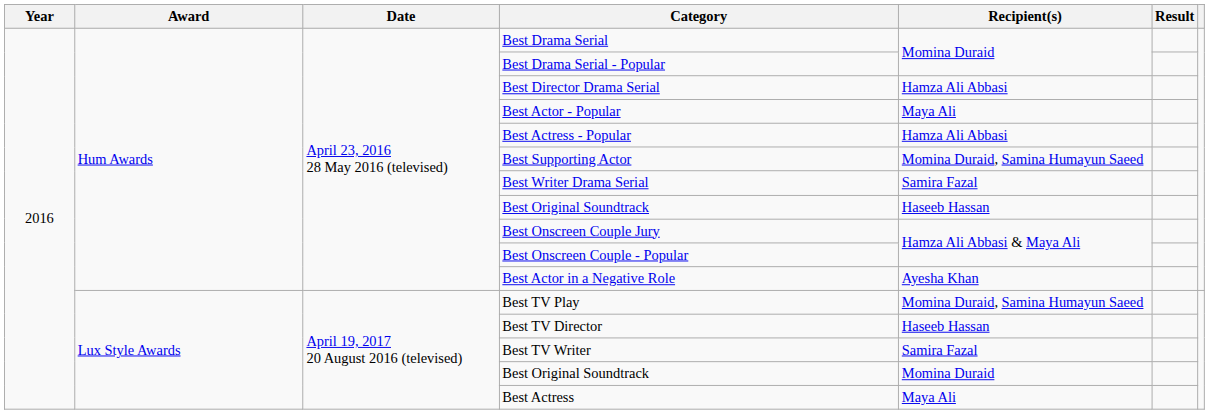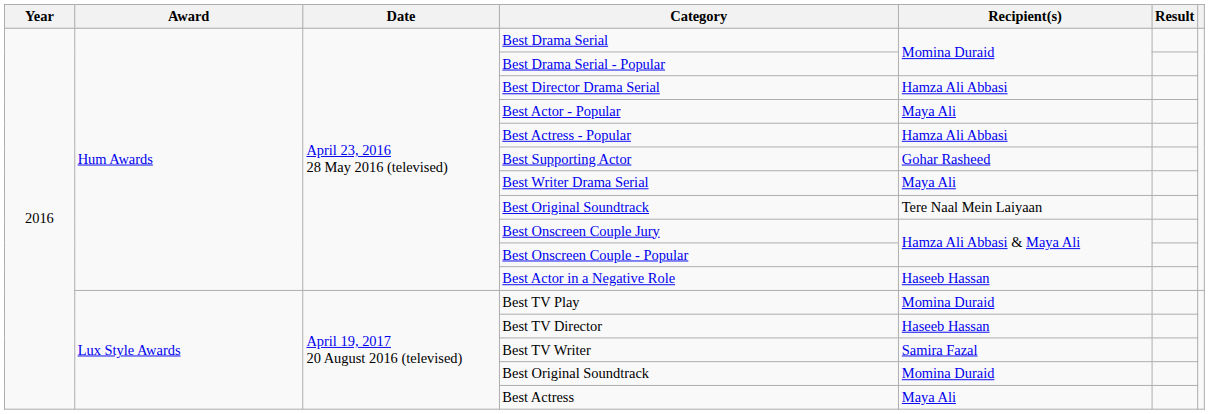(1023, 159) Momina Duraid, Samina Humayun Saeed -> (946, 159) Gohar Rasheed
(940, 183) Samira Fazal -> (929, 183) Maya Ali
(946, 207) Haseeb Hassan -> (972, 207) Tere Naal Mein Laiyaan
(940, 278) Ayesha Khan -> (946, 278) Haseeb Hassan
(1023, 302) Momina Duraid, Samina Humayun Saeed -> (948, 302) Momina Duraid
